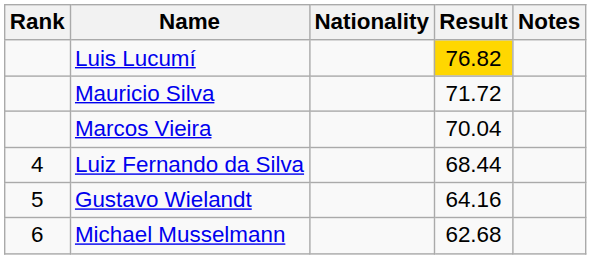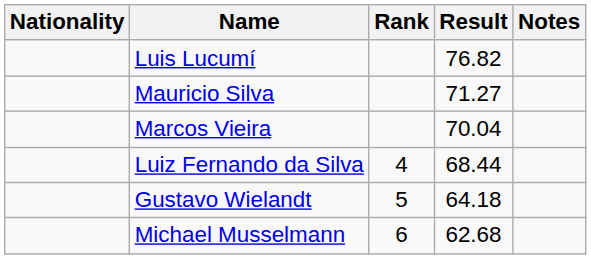columns swapped: (37, 22) <-> (372, 22)
(473, 57) gold background -> (473, 57) no background
(473, 93) 71.72 -> (473, 93) 71.27
(473, 199) 64.16 -> (473, 199) 64.18
